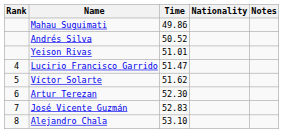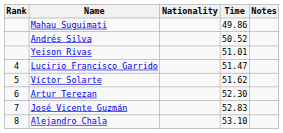columns swapped: (219, 11) <-> (175, 11)
